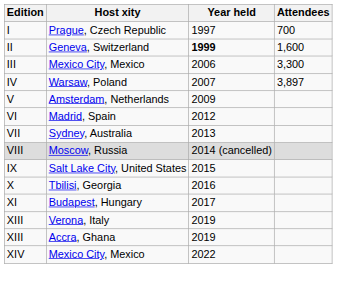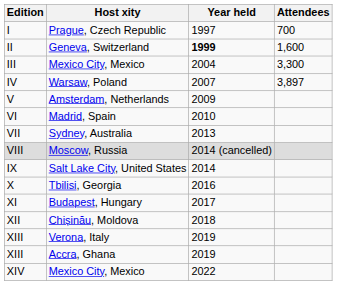(204, 64) 2006 -> (204, 64) 2004
(204, 116) 2012 -> (204, 116) 2010
(204, 168) 2015 -> (204, 168) 2014
+ row: (13, 220)
